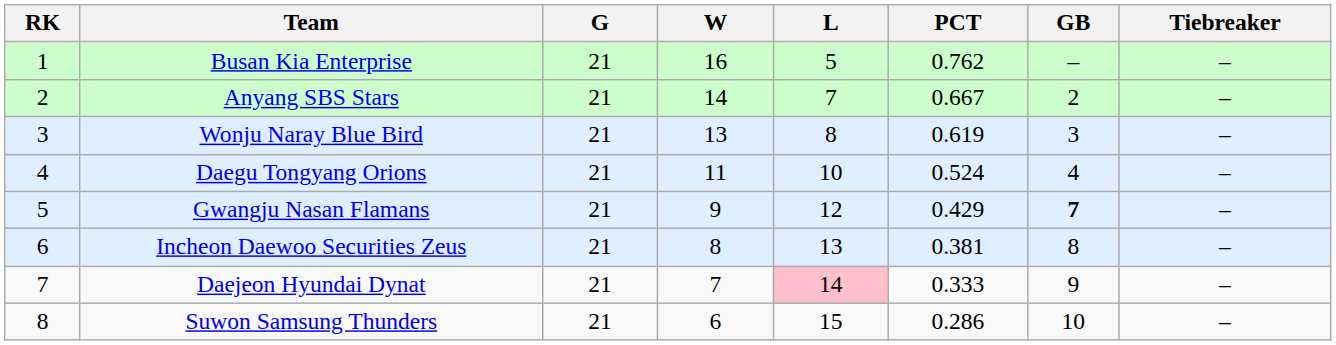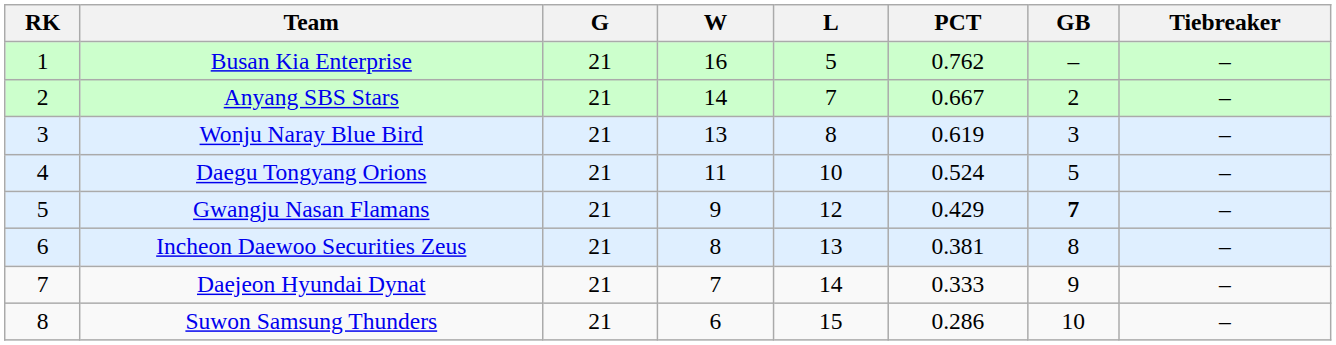(1073, 172) 4 -> (1073, 172) 5
(831, 284) pink background -> (831, 284) no background
